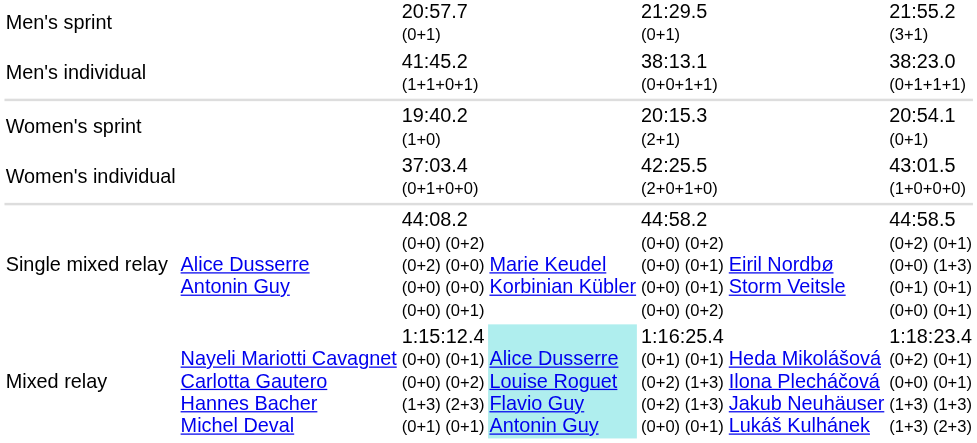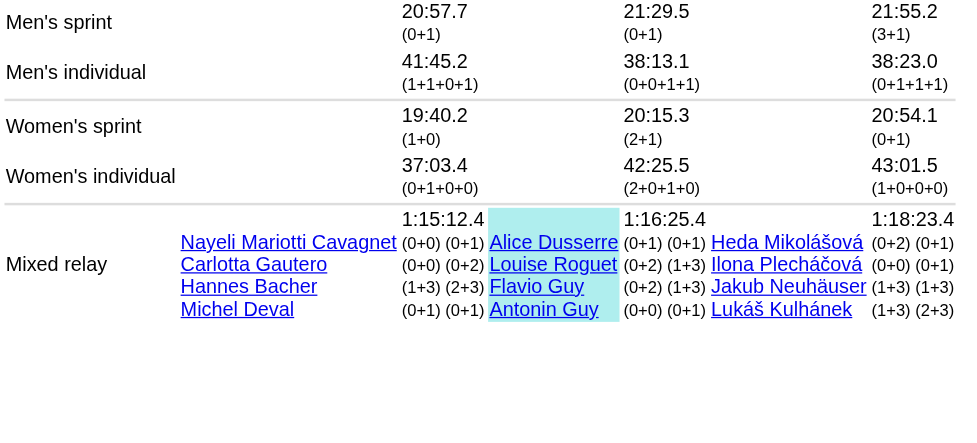- row: (87, 264)
